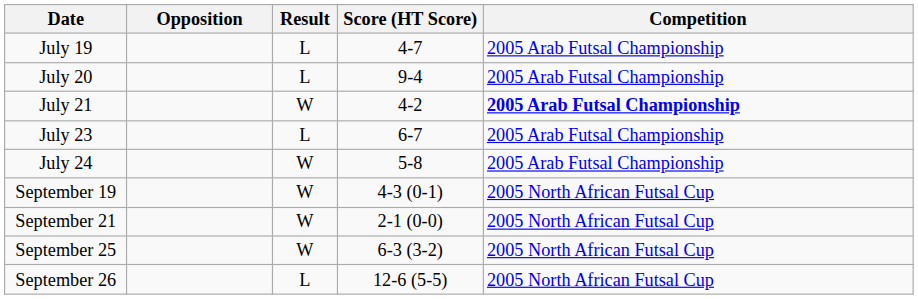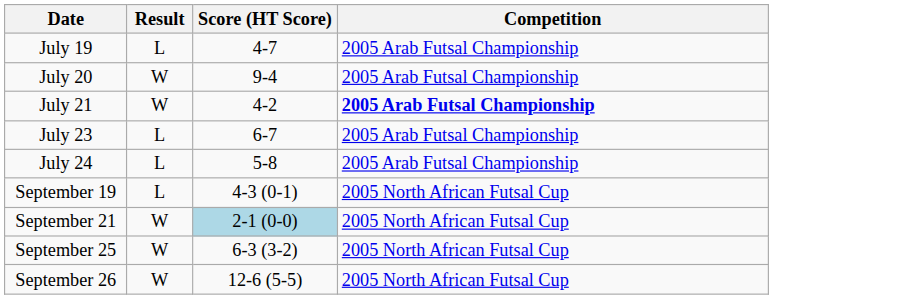- column: (200, 18)
(305, 76) L -> (160, 76) W
(305, 163) W -> (160, 163) L
(305, 192) W -> (160, 192) L
(410, 221) no background -> (265, 221) lightblue background
(305, 279) L -> (160, 279) W
